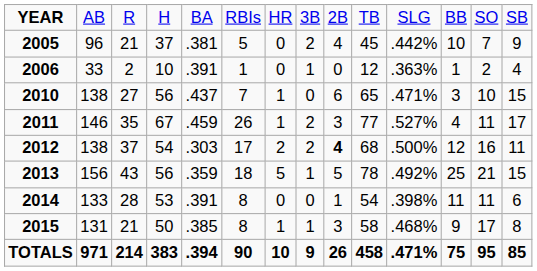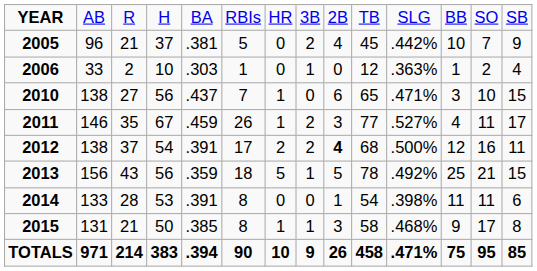(202, 69) .391 -> (202, 69) .303
(202, 148) .303 -> (202, 148) .391
